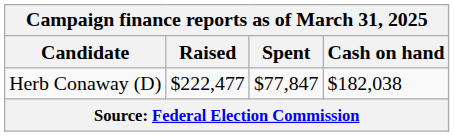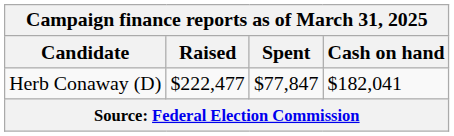(365, 83) $182,038 -> (365, 83) $182,041
